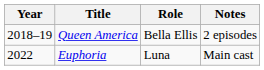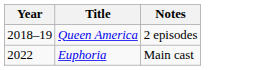- column: (171, 14)
